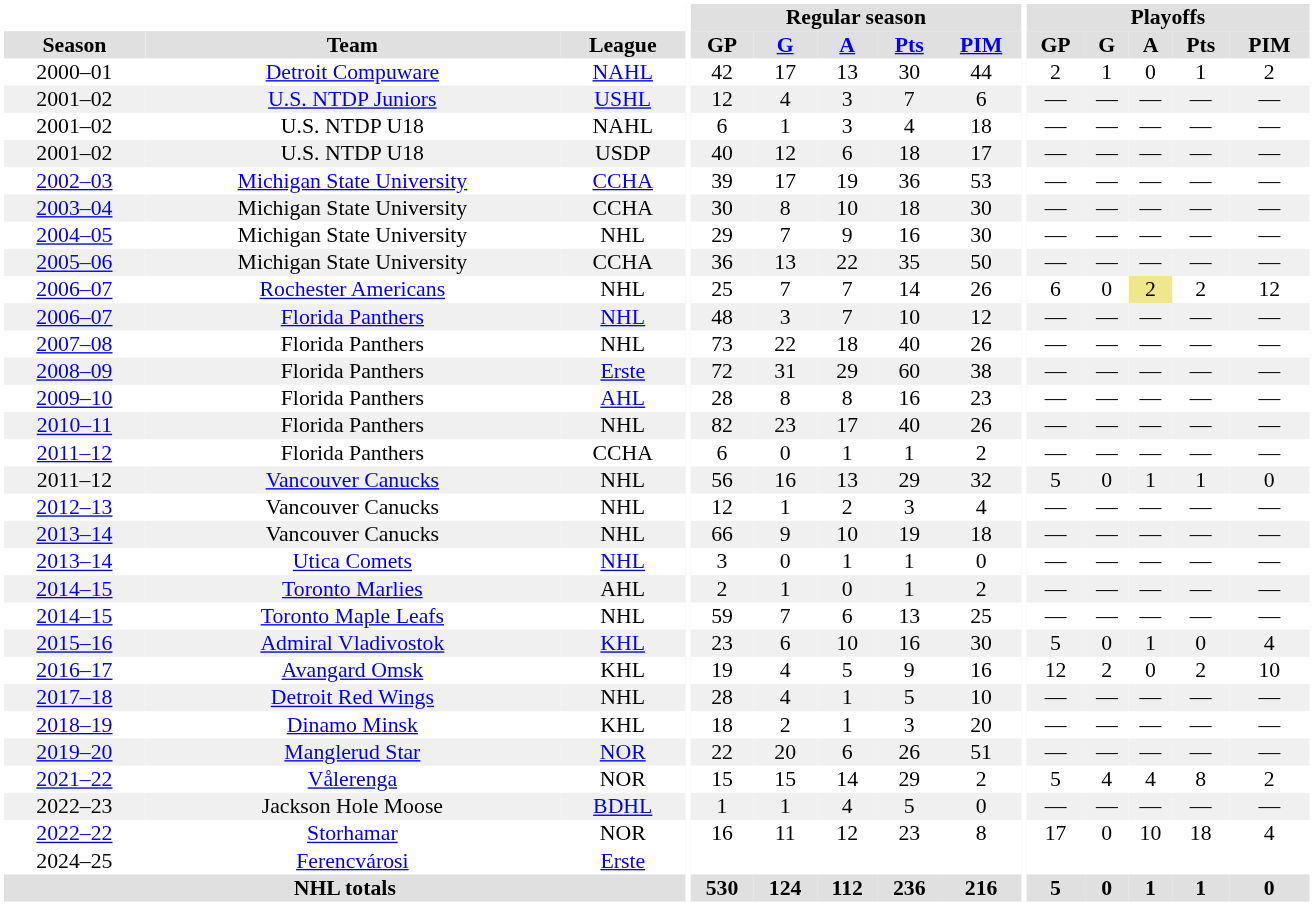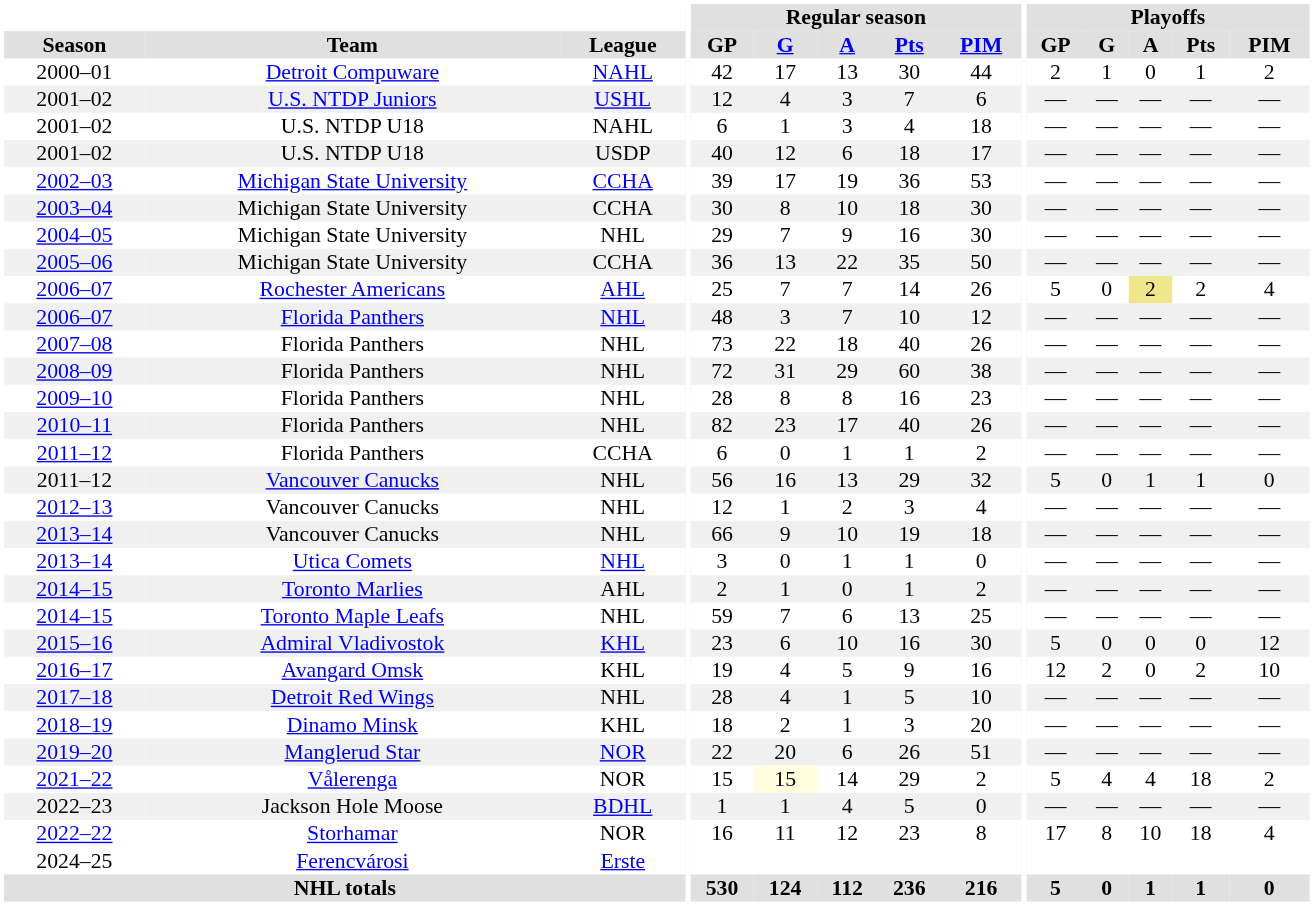(623, 289) NHL -> (623, 289) AHL
(1056, 289) 6 -> (1056, 289) 5
(1269, 289) 12 -> (1269, 289) 4
(623, 371) Erste -> (623, 371) NHL
(623, 398) AHL -> (623, 398) NHL
(1151, 643) 1 -> (1151, 643) 0
(1269, 643) 4 -> (1269, 643) 12
(785, 779) no background -> (785, 779) lightyellow background
(1201, 779) 8 -> (1201, 779) 18
(1107, 833) 0 -> (1107, 833) 8
